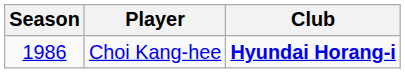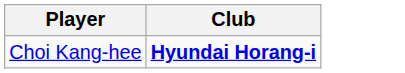- column: (44, 20)
